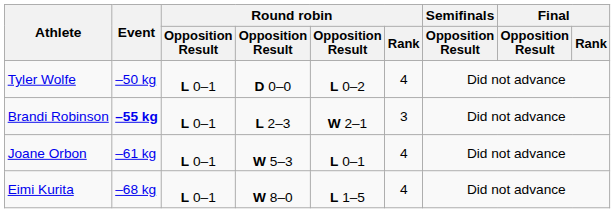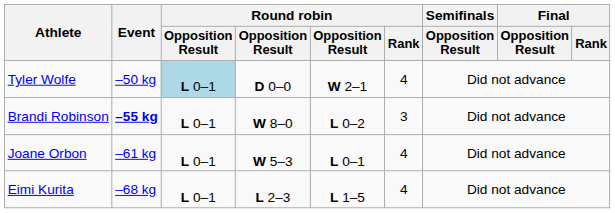(198, 87) no background -> (198, 87) lightblue background
(347, 87) L 0–2 -> (347, 87) W 2–1
(273, 124) L 2–3 -> (273, 124) W 8–0
(347, 124) W 2–1 -> (347, 124) L 0–2
(273, 198) W 8–0 -> (273, 198) L 2–3
